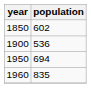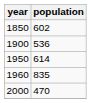(42, 59) 694 -> (42, 59) 614
+ row: (18, 91)
